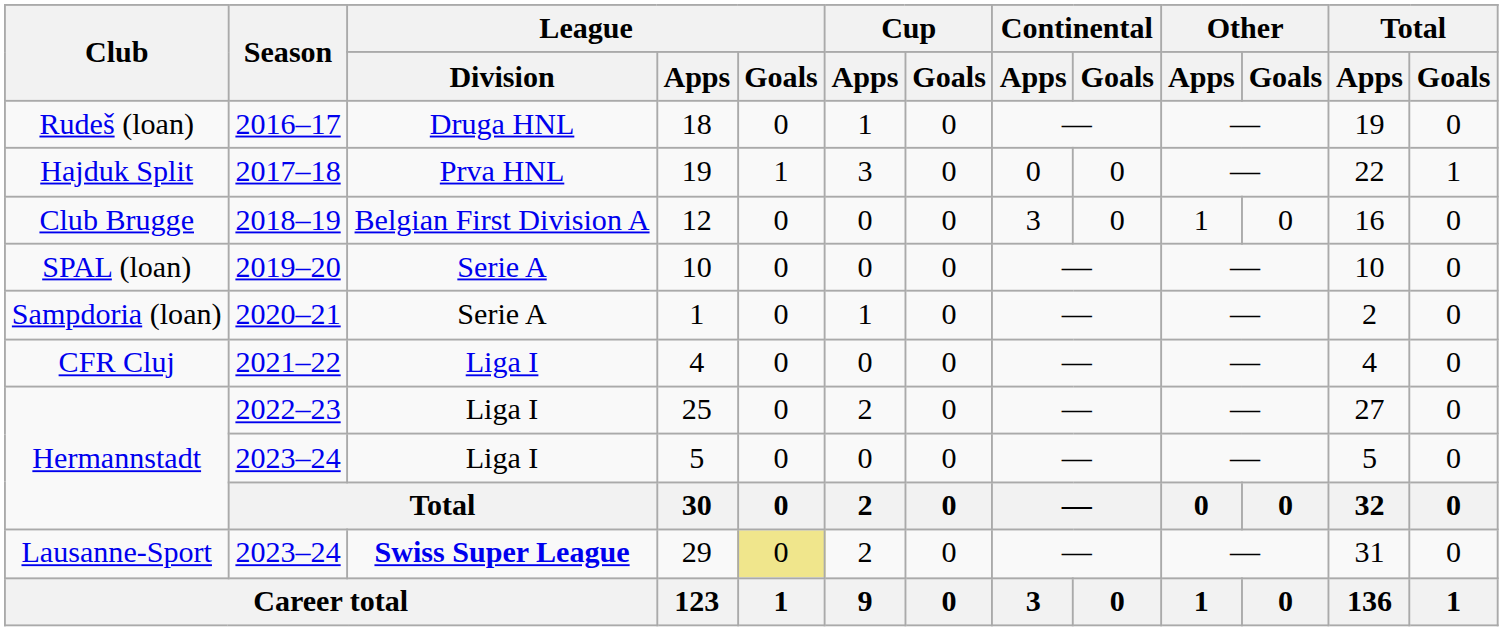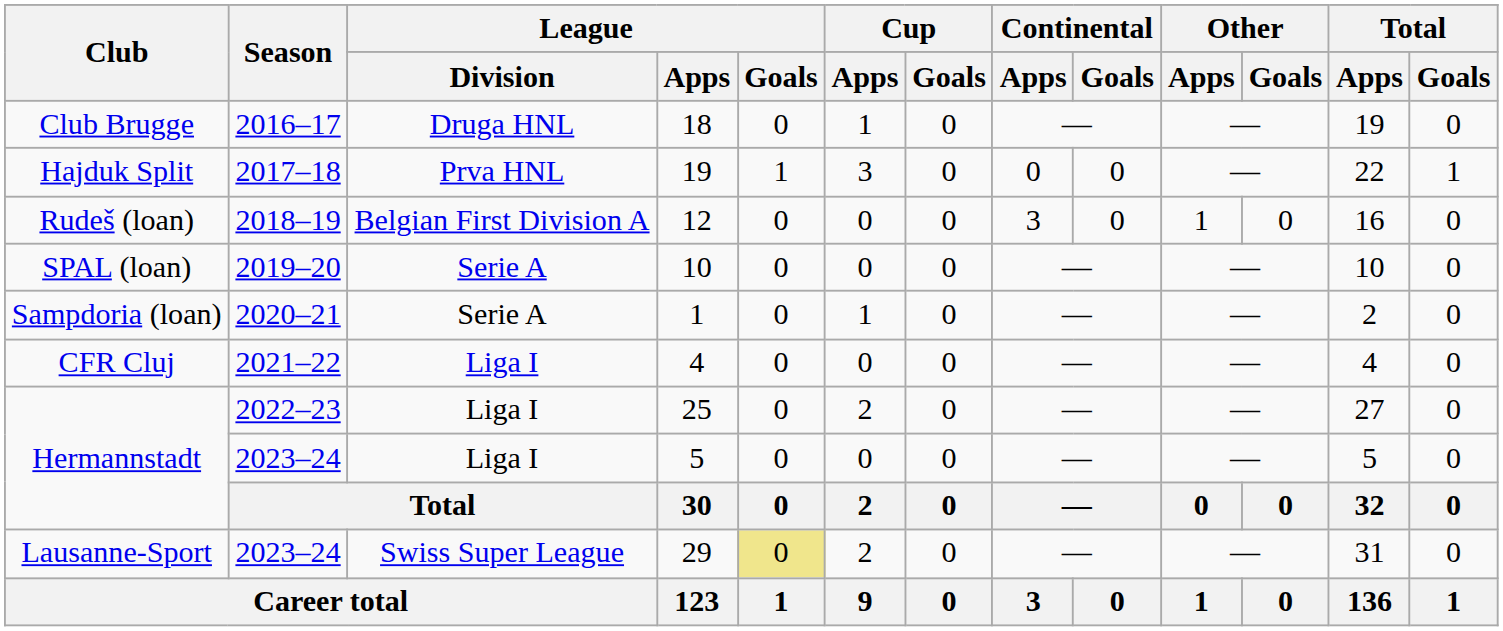(117, 123) Rudeš (loan) -> (117, 123) Club Brugge
(117, 219) Club Brugge -> (117, 219) Rudeš (loan)
(502, 553) bold -> (502, 553) normal
